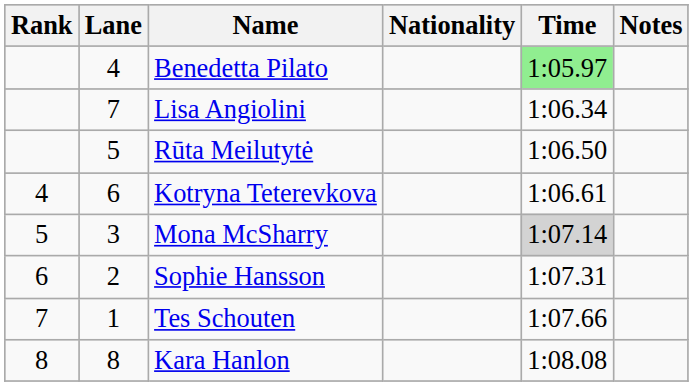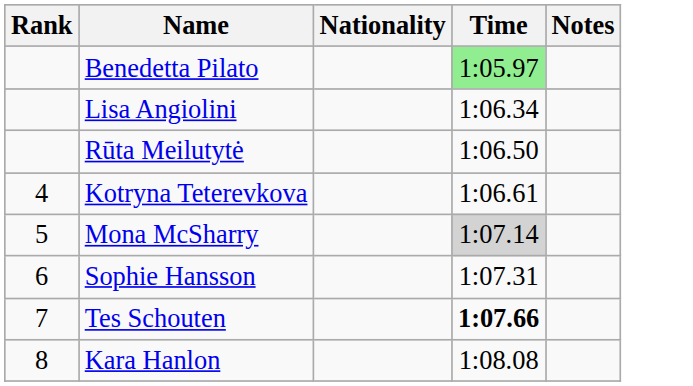- column: (113, 25)
(567, 318) normal -> (499, 318) bold
